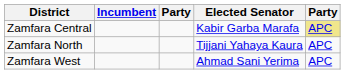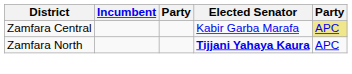(250, 45) normal -> (253, 45) bold
- row: (44, 61)
